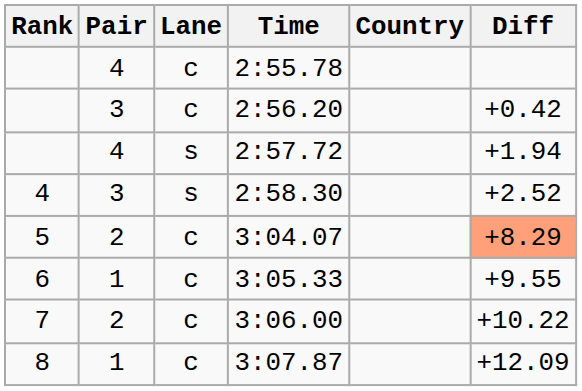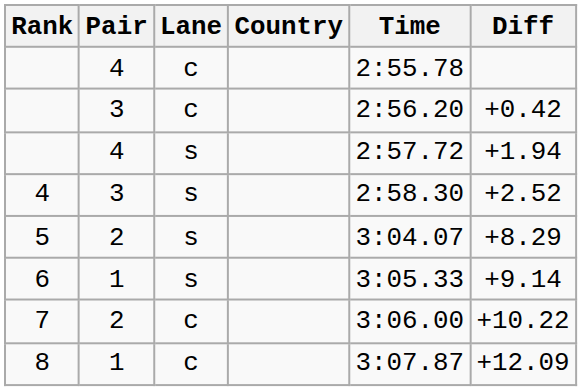columns swapped: (410, 26) <-> (289, 26)
(191, 237) c -> (191, 237) s
(523, 237) lightsalmon background -> (523, 237) no background
(191, 279) c -> (191, 279) s
(523, 279) +9.55 -> (523, 279) +9.14
